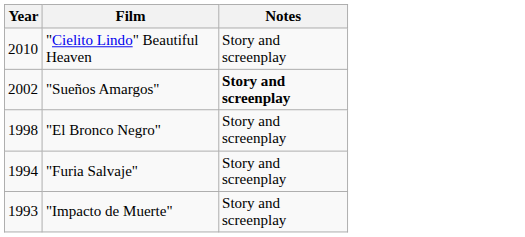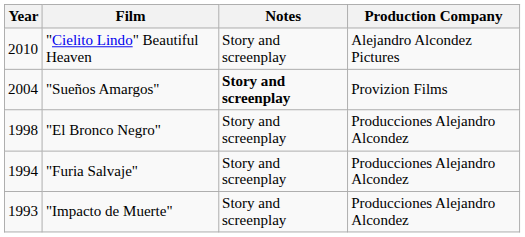+ column: (433, 16)
(23, 89) 2002 -> (23, 89) 2004
